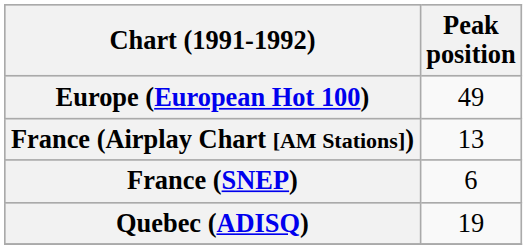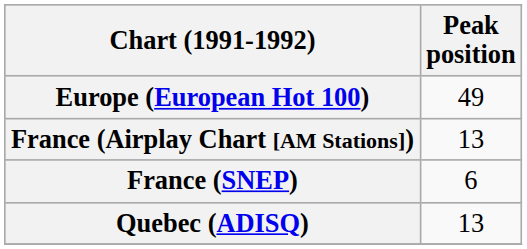(471, 222) 19 -> (471, 222) 13
